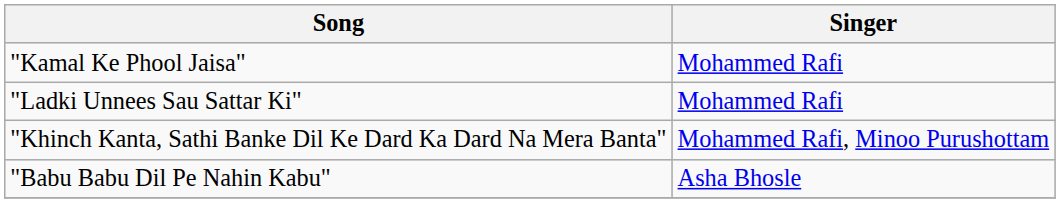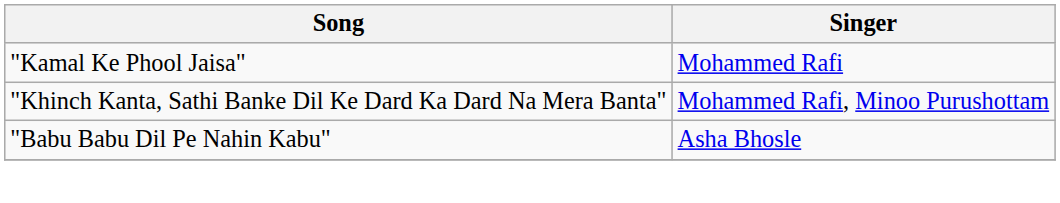- row: (156, 100)
